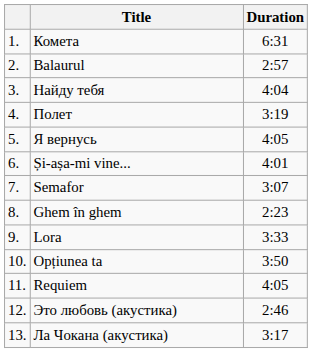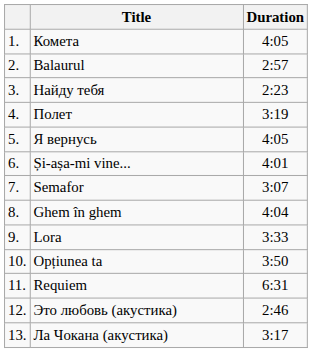(275, 41) 6:31 -> (275, 41) 4:05
(275, 90) 4:04 -> (275, 90) 2:23
(275, 212) 2:23 -> (275, 212) 4:04
(275, 286) 4:05 -> (275, 286) 6:31
